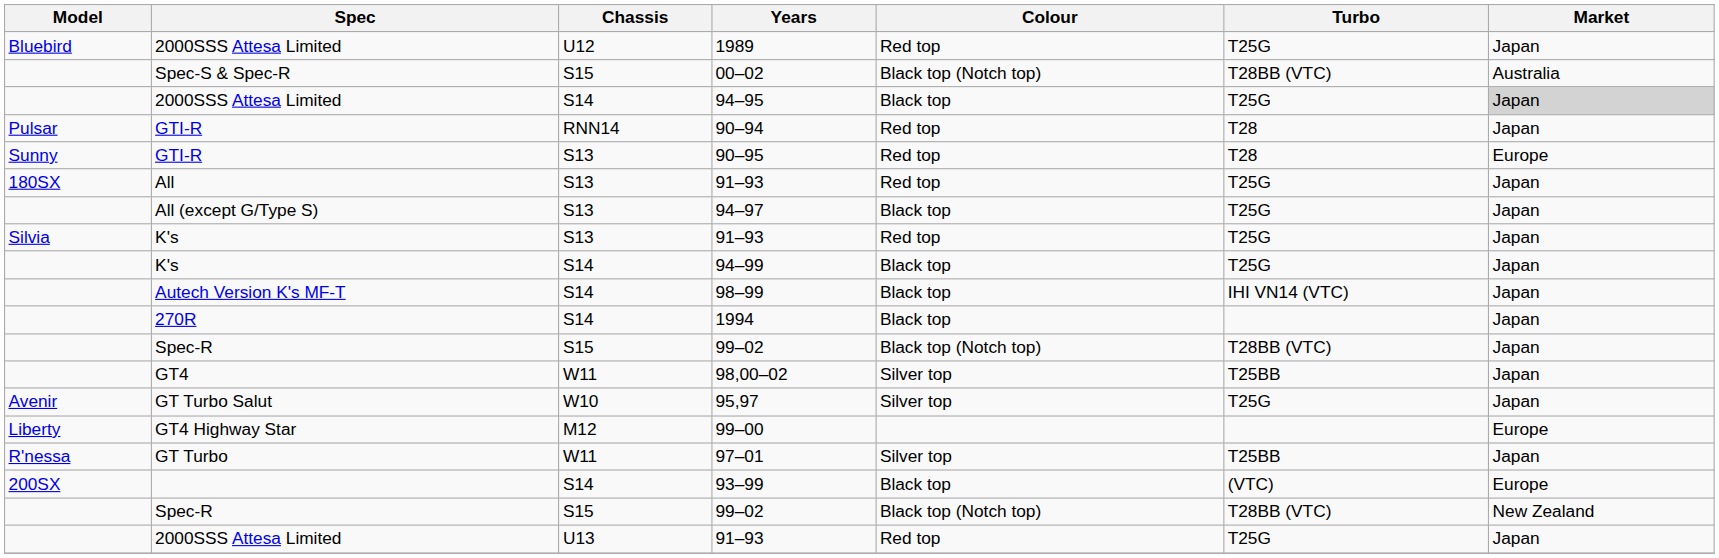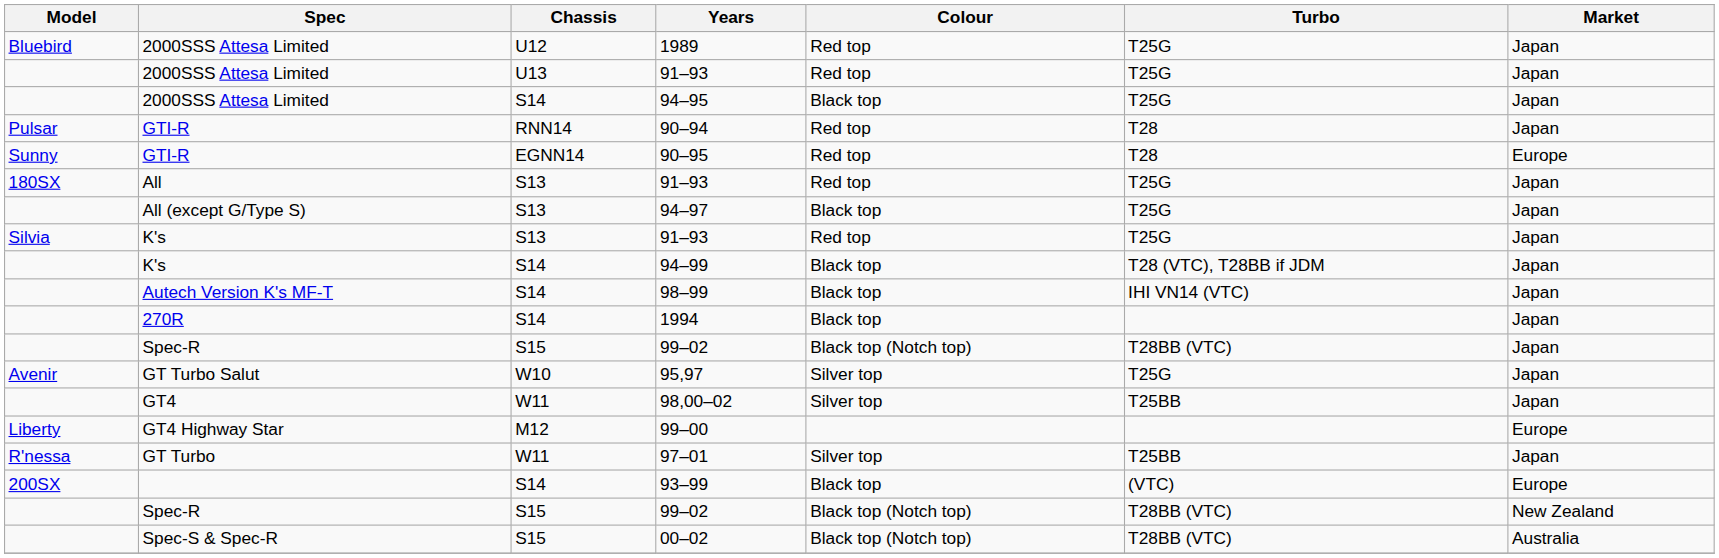rows swapped: (248, 538) <-> (223, 73)
(1516, 100) lightgrey background -> (1536, 100) no background
(578, 155) S13 -> (550, 155) EGNN14
(1249, 264) T25G -> (1226, 264) T28 (VTC), T28BB if JDM
rows swapped: (214, 401) <-> (172, 374)
